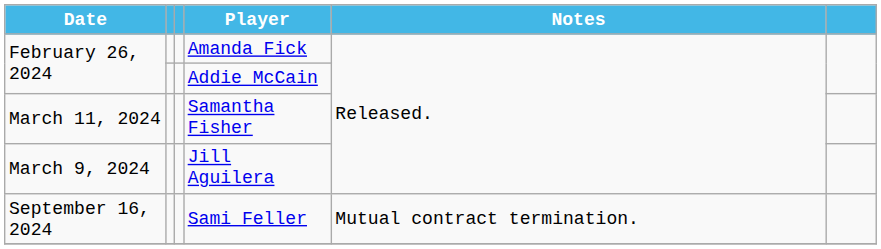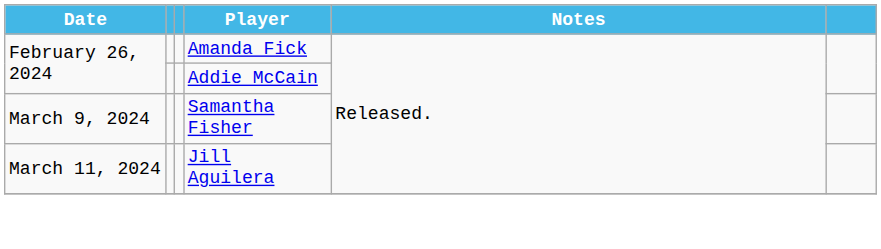(85, 118) March 11, 2024 -> (79, 118) March 9, 2024
(79, 168) March 9, 2024 -> (85, 168) March 11, 2024
- row: (247, 219)
